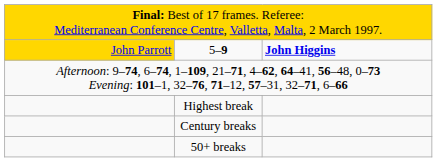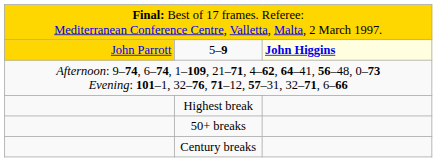(300, 50) no background -> (300, 50) lightyellow background
rows swapped: (218, 126) <-> (218, 147)
